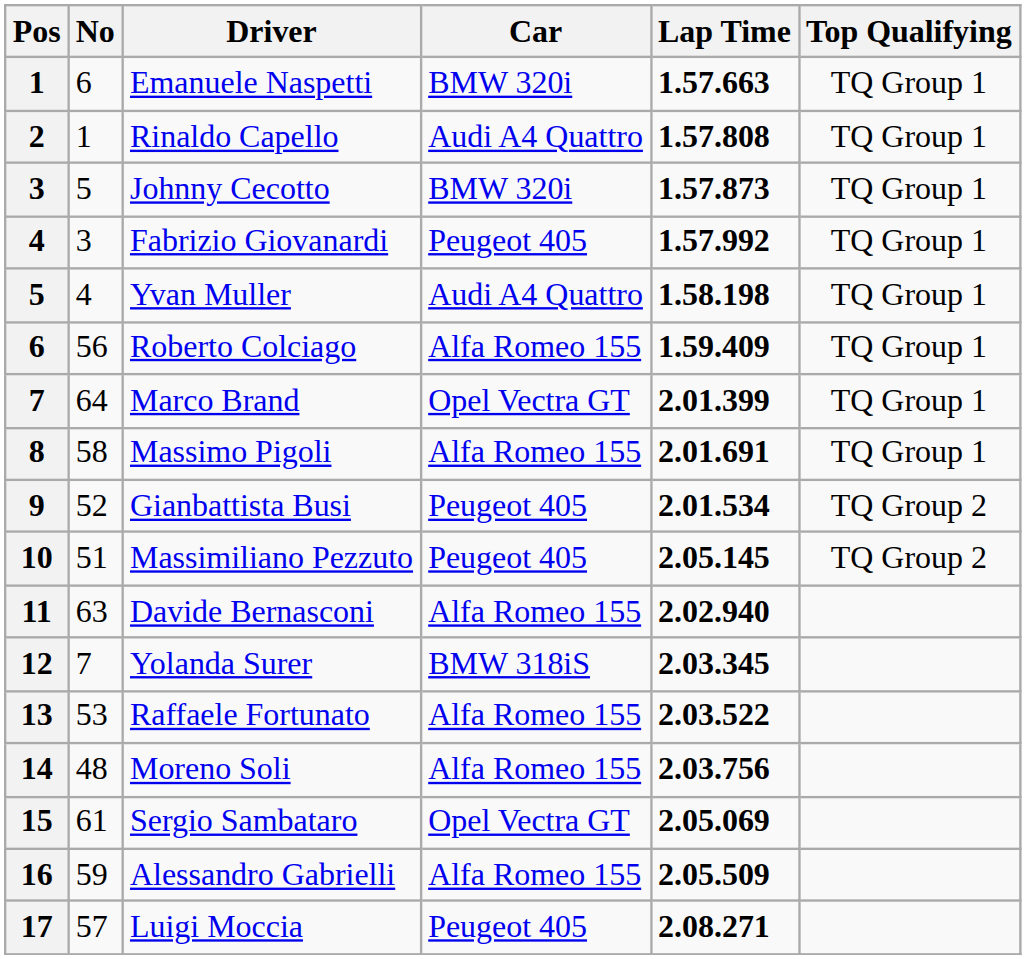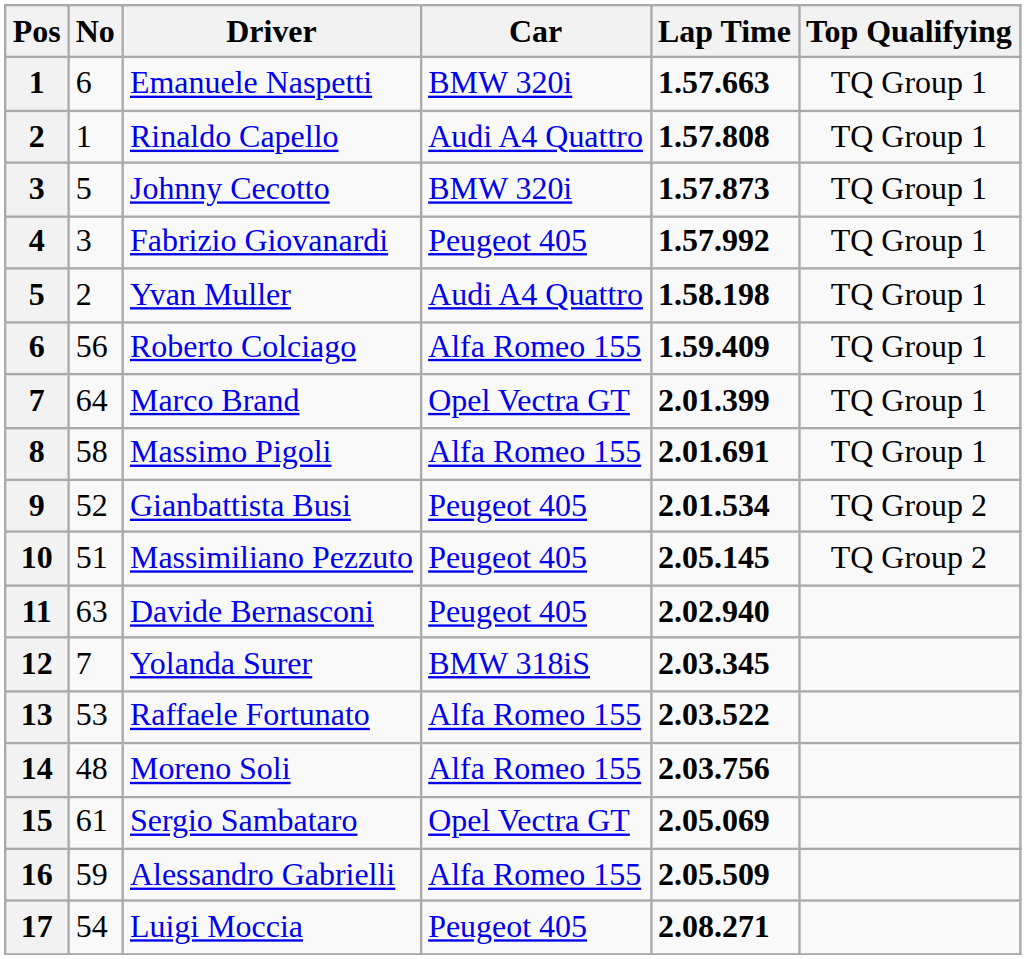(84, 294) 4 -> (84, 294) 2
(535, 610) Alfa Romeo 155 -> (508, 610) Peugeot 405
(92, 926) 57 -> (92, 926) 54
